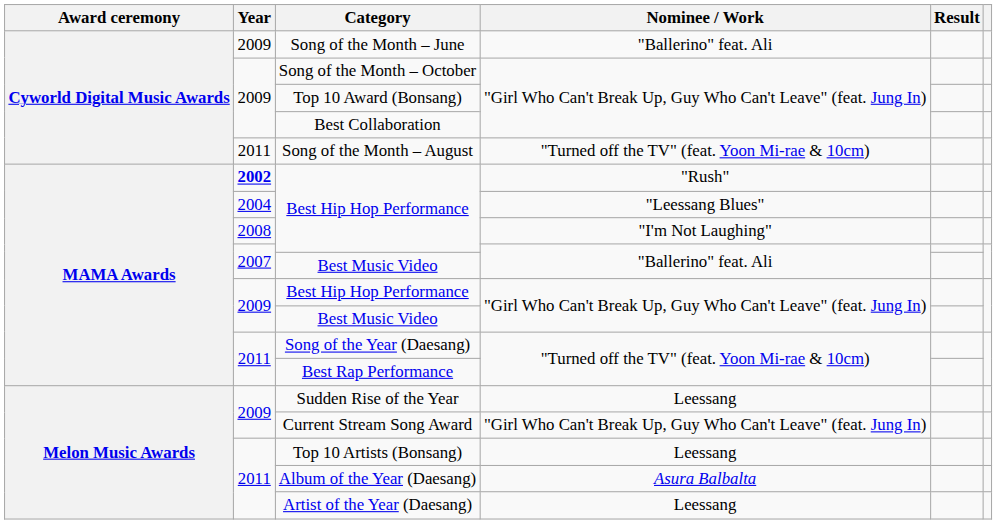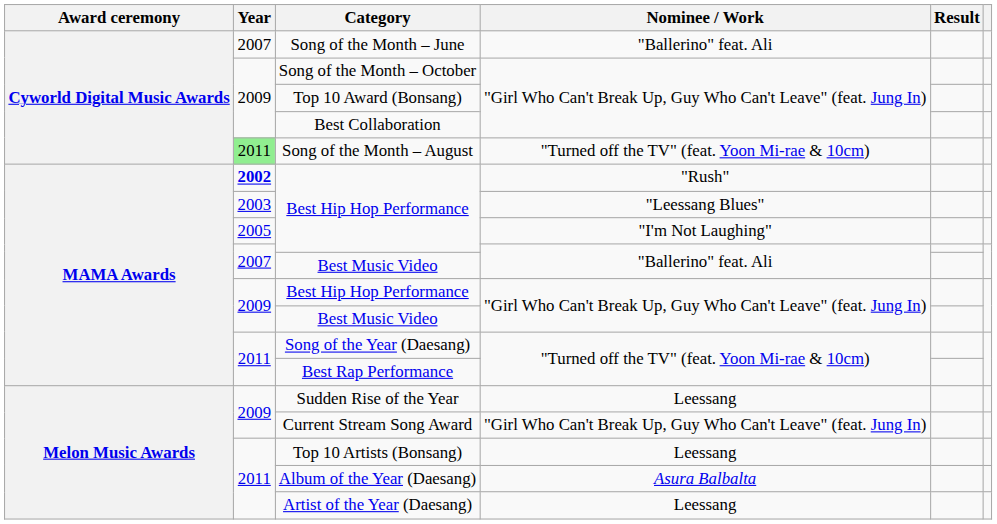(254, 44) 2009 -> (254, 44) 2007
(254, 151) no background -> (254, 151) lightgreen background
(254, 204) 2004 -> (254, 204) 2003
(254, 230) 2008 -> (254, 230) 2005
